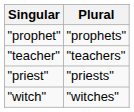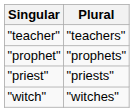rows swapped: (34, 55) <-> (34, 35)
